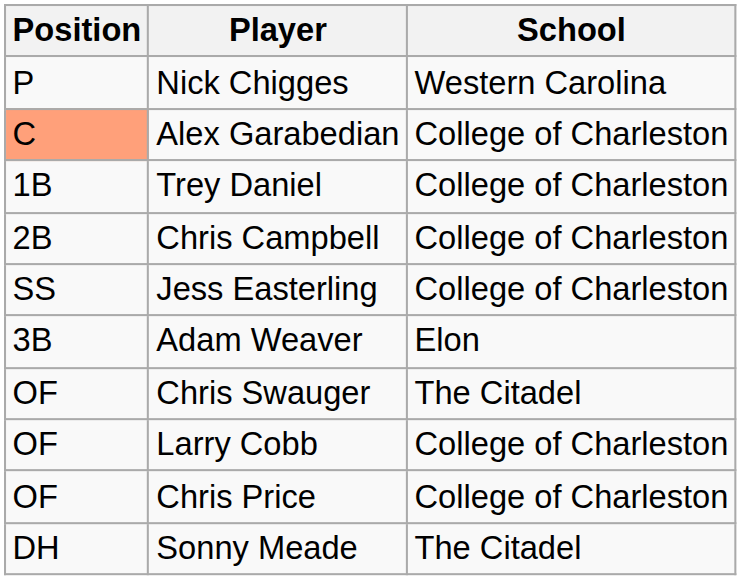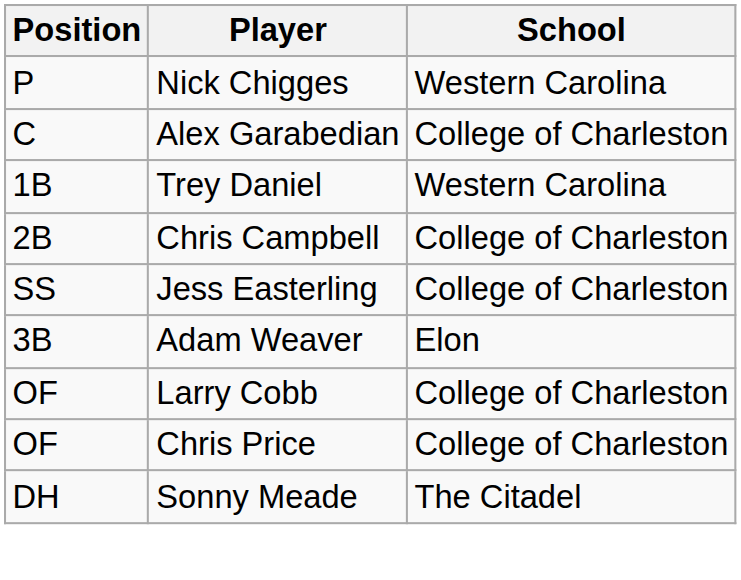(24, 133) lightsalmon background -> (24, 133) no background
(571, 185) College of Charleston -> (540, 185) Western Carolina
- row: (263, 392)
